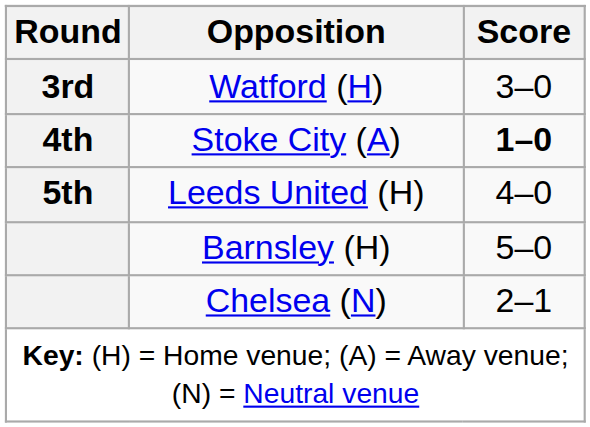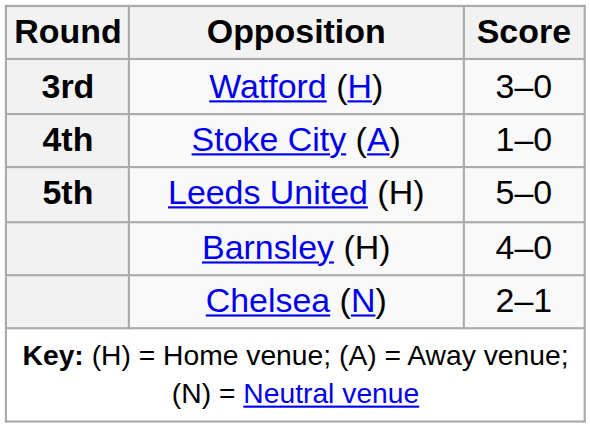(524, 139) bold -> (524, 139) normal
(524, 193) 4–0 -> (524, 193) 5–0
(524, 247) 5–0 -> (524, 247) 4–0
